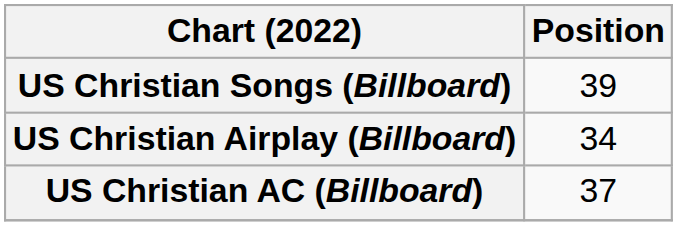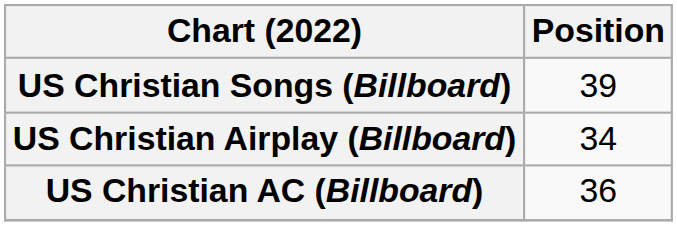(598, 191) 37 -> (598, 191) 36
